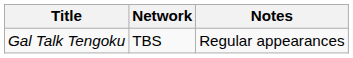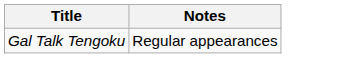- column: (162, 16)
